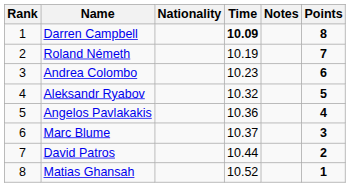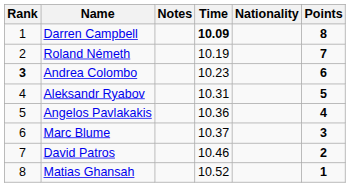columns swapped: (189, 14) <-> (281, 14)
(23, 73) normal -> (23, 73) bold
(243, 93) 10.32 -> (214, 93) 10.31
(243, 152) 10.44 -> (214, 152) 10.46
